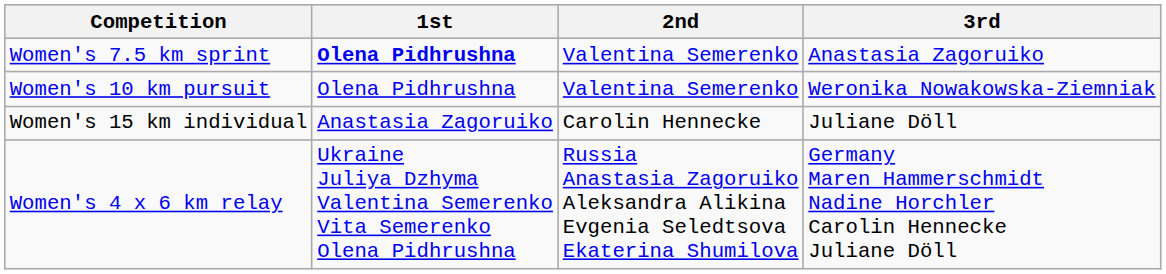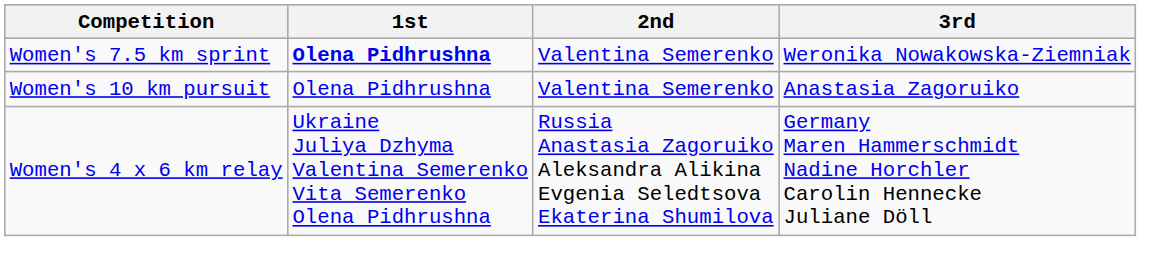(926, 55) Anastasia Zagoruiko -> (957, 55) Weronika Nowakowska-Ziemniak
(982, 89) Weronika Nowakowska-Ziemniak -> (901, 89) Anastasia Zagoruiko
- row: (159, 123)
